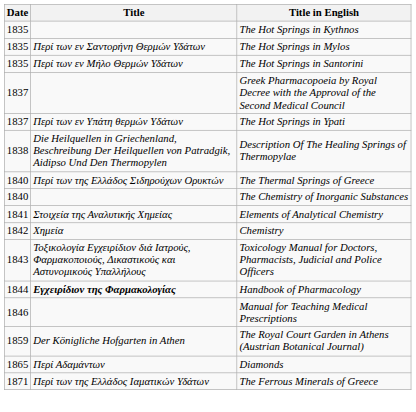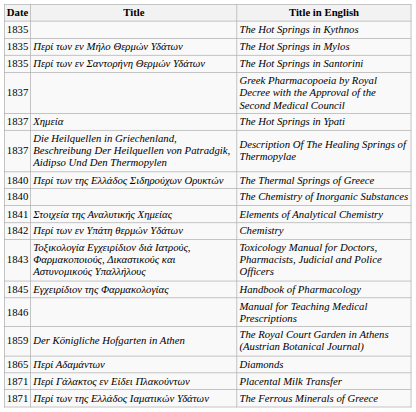(119, 47) Περί των εν Σαντορήνη Θερμών Υδάτων -> (108, 47) Περί των εν Μήλο Θερμών Υδάτων
(108, 64) Περί των εν Μήλο Θερμών Υδάτων -> (119, 64) Περί των εν Σαντορήνη Θερμών Υδάτων
(108, 122) Περί των εν Υπάτη θερμών Yδάτων -> (48, 122) Χημεία
(18, 151) 1838 -> (18, 151) 1837
(48, 231) Χημεία -> (108, 231) Περί των εν Υπάτη θερμών Yδάτων
(18, 289) 1844 -> (18, 289) 1845
(104, 289) bold -> (101, 289) normal
+ row: (291, 381)
